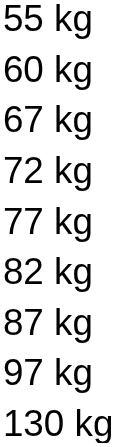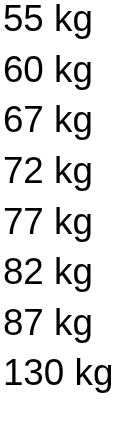- row: (48, 373)
